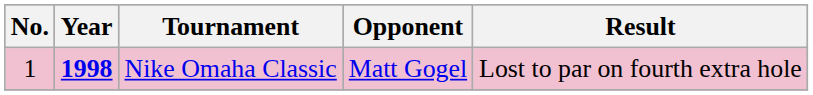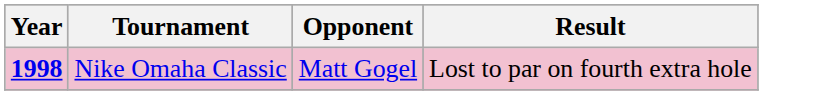- column: (30, 25)
